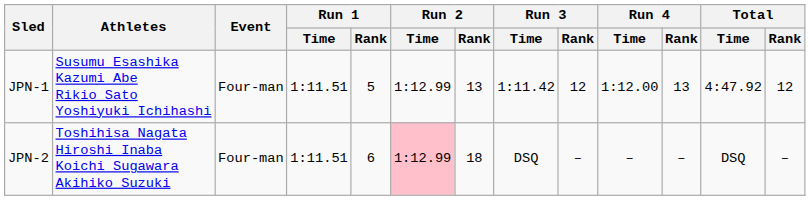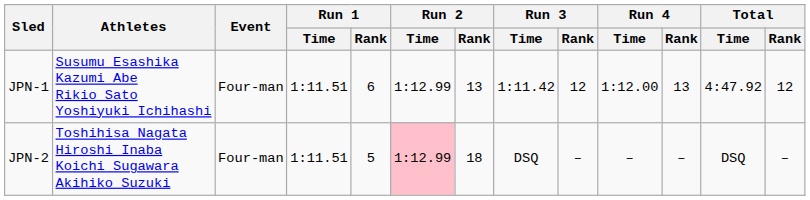(371, 86) 5 -> (371, 86) 6
(371, 158) 6 -> (371, 158) 5
